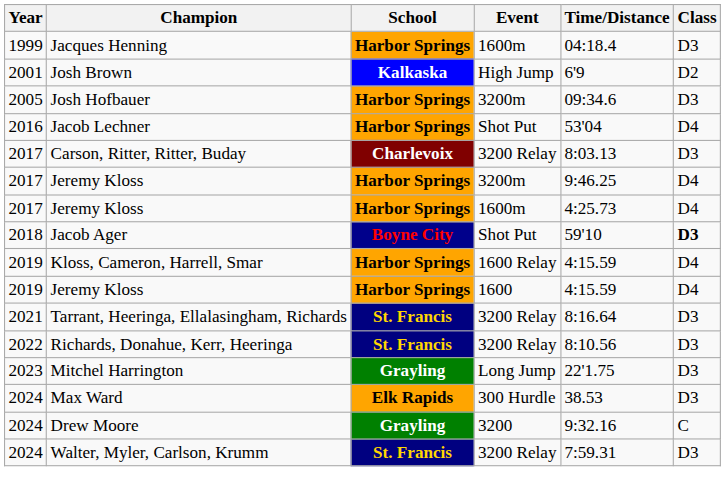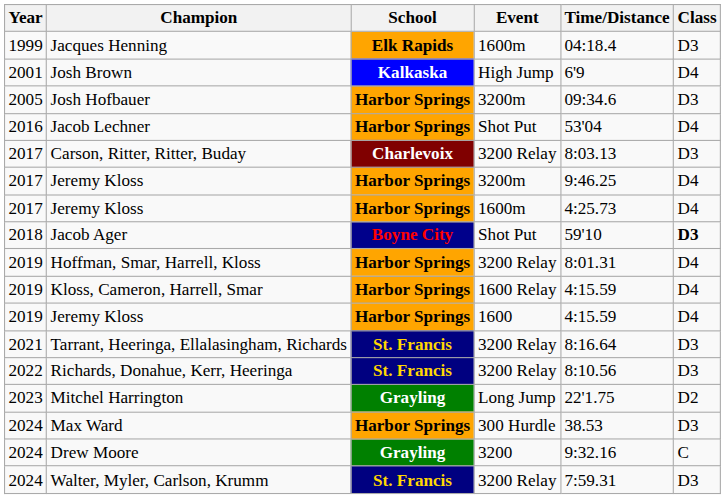(413, 45) Harbor Springs -> (413, 45) Elk Rapids
(688, 72) D2 -> (688, 72) D4
+ row: (156, 262)
(688, 371) D3 -> (688, 398) D2
(413, 398) Elk Rapids -> (413, 425) Harbor Springs
